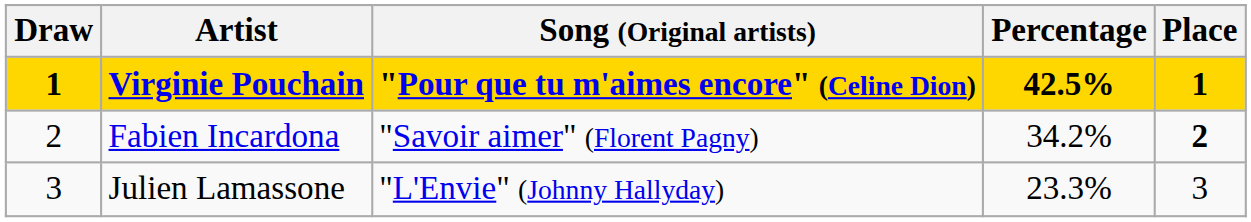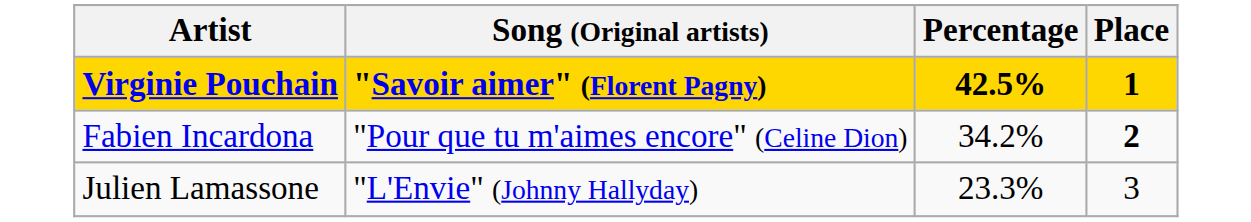- column: (54, 30)
(678, 83) "Pour que tu m'aimes encore" (Celine Dion) -> (560, 83) "Savoir aimer" (Florent Pagny)
(569, 135) "Savoir aimer" (Florent Pagny) -> (630, 135) "Pour que tu m'aimes encore" (Celine Dion)
